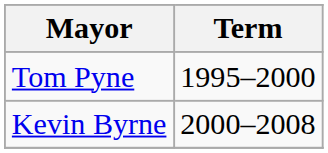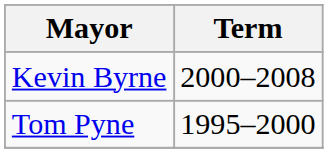rows swapped: (73, 76) <-> (89, 123)
